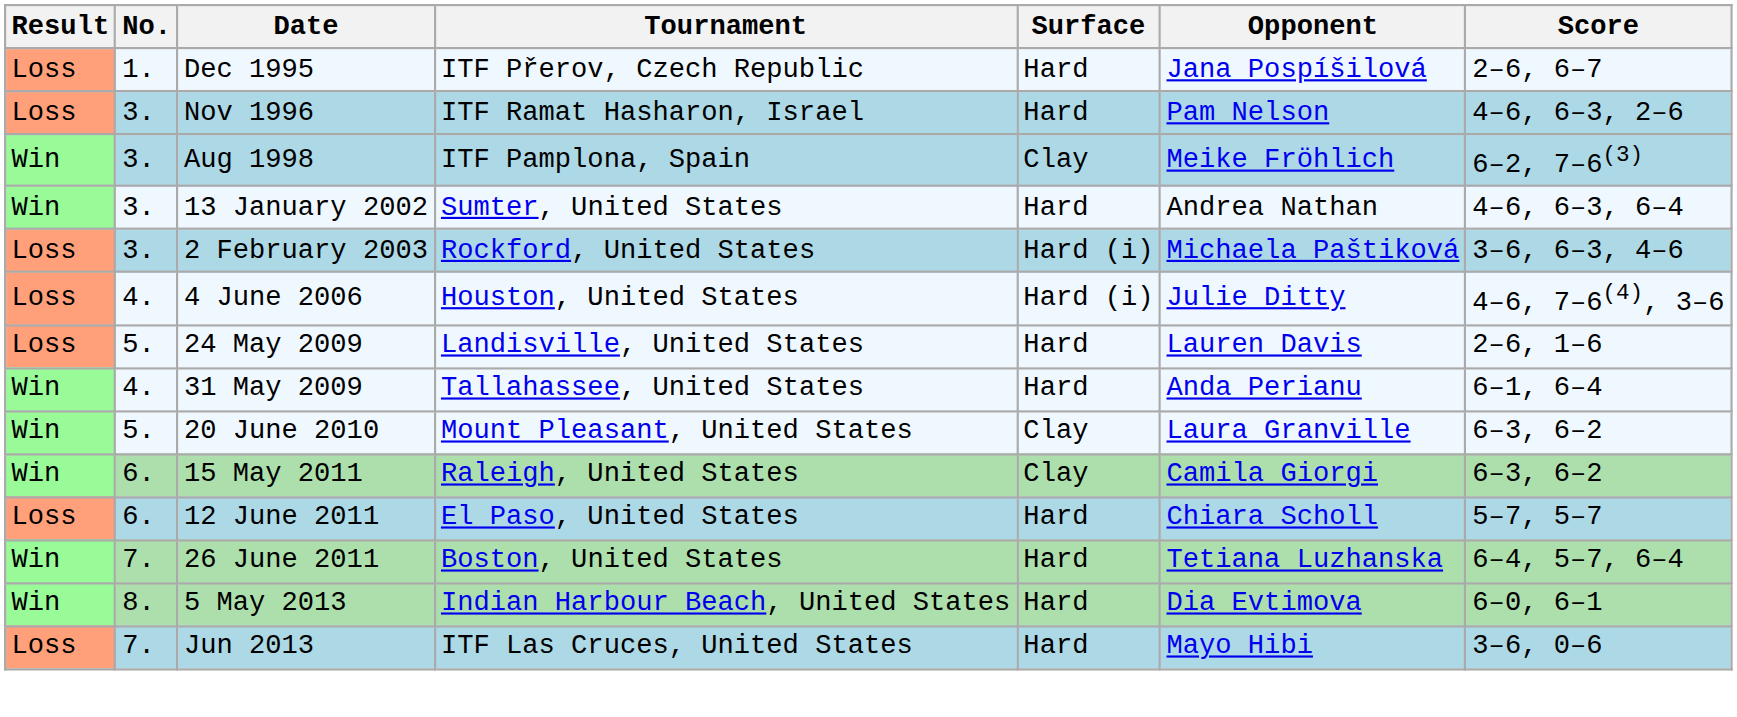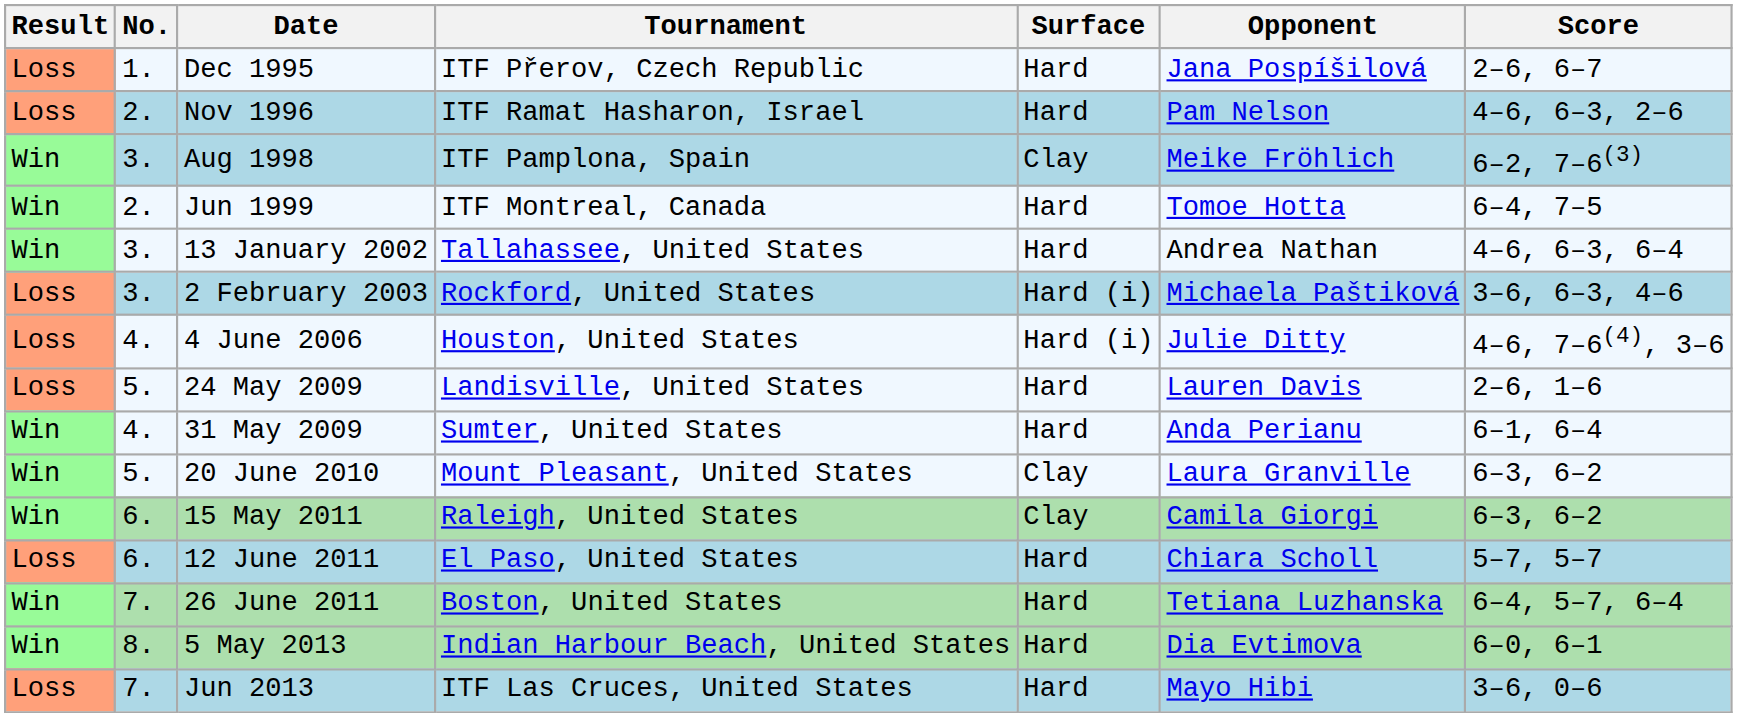(138, 112) 3. -> (138, 112) 2.
+ row: (249, 208)
(612, 208) Sumter, United States -> (652, 251) Tallahassee, United States
(652, 389) Tallahassee, United States -> (612, 432) Sumter, United States
